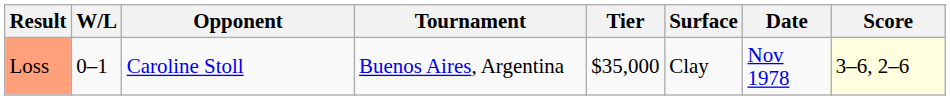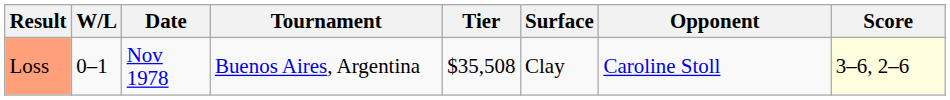columns swapped: (787, 21) <-> (238, 21)
(625, 66) $35,000 -> (481, 66) $35,508
